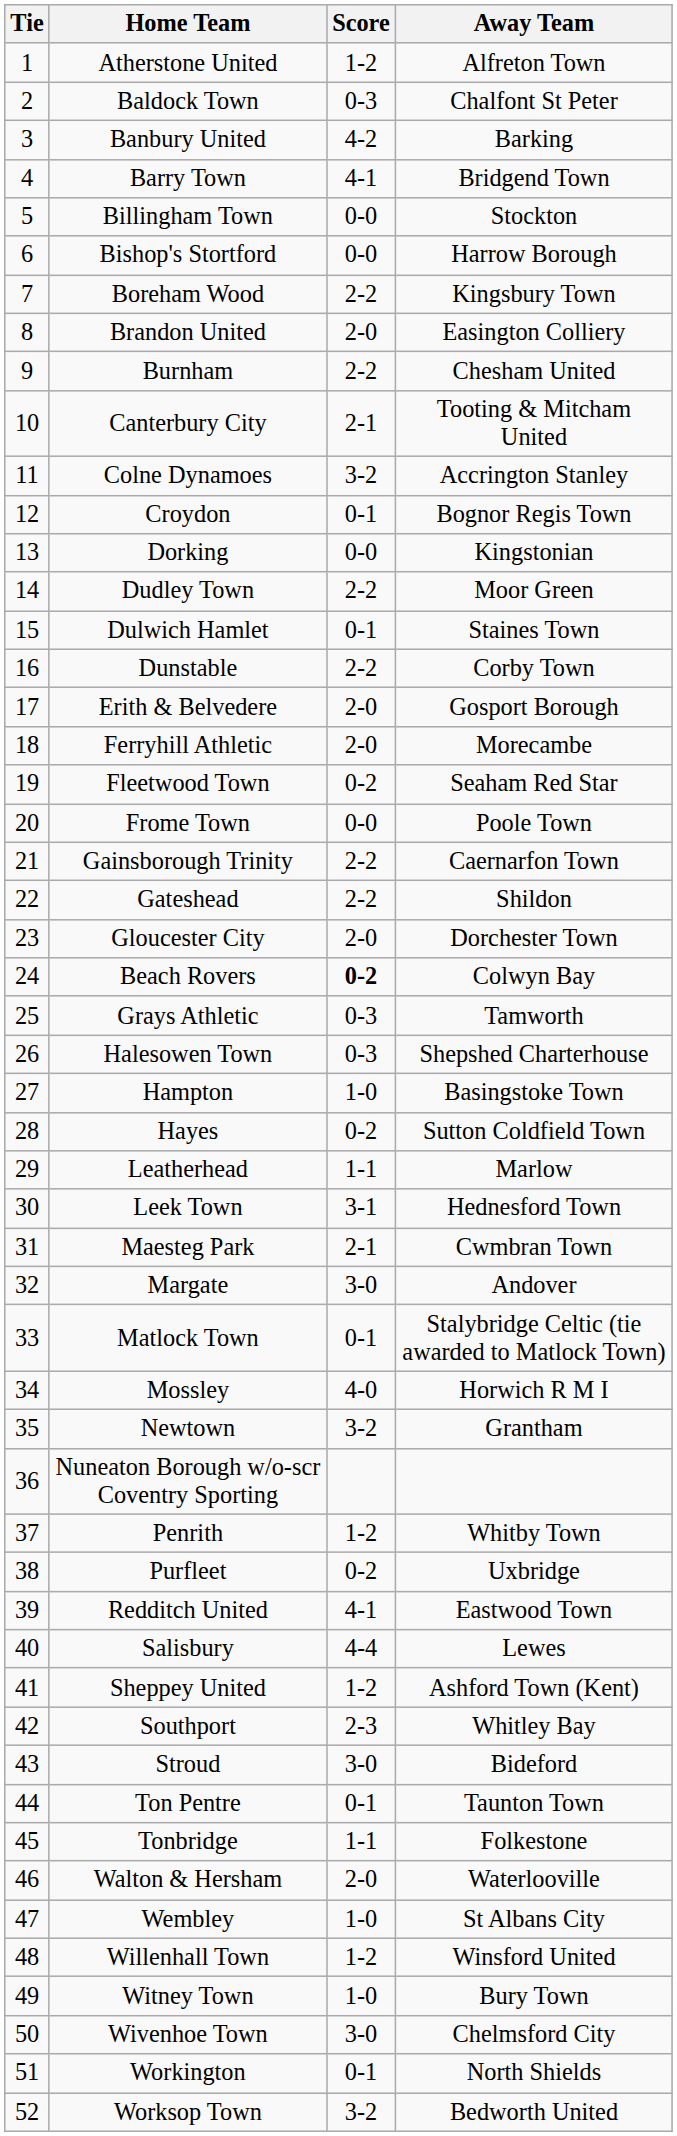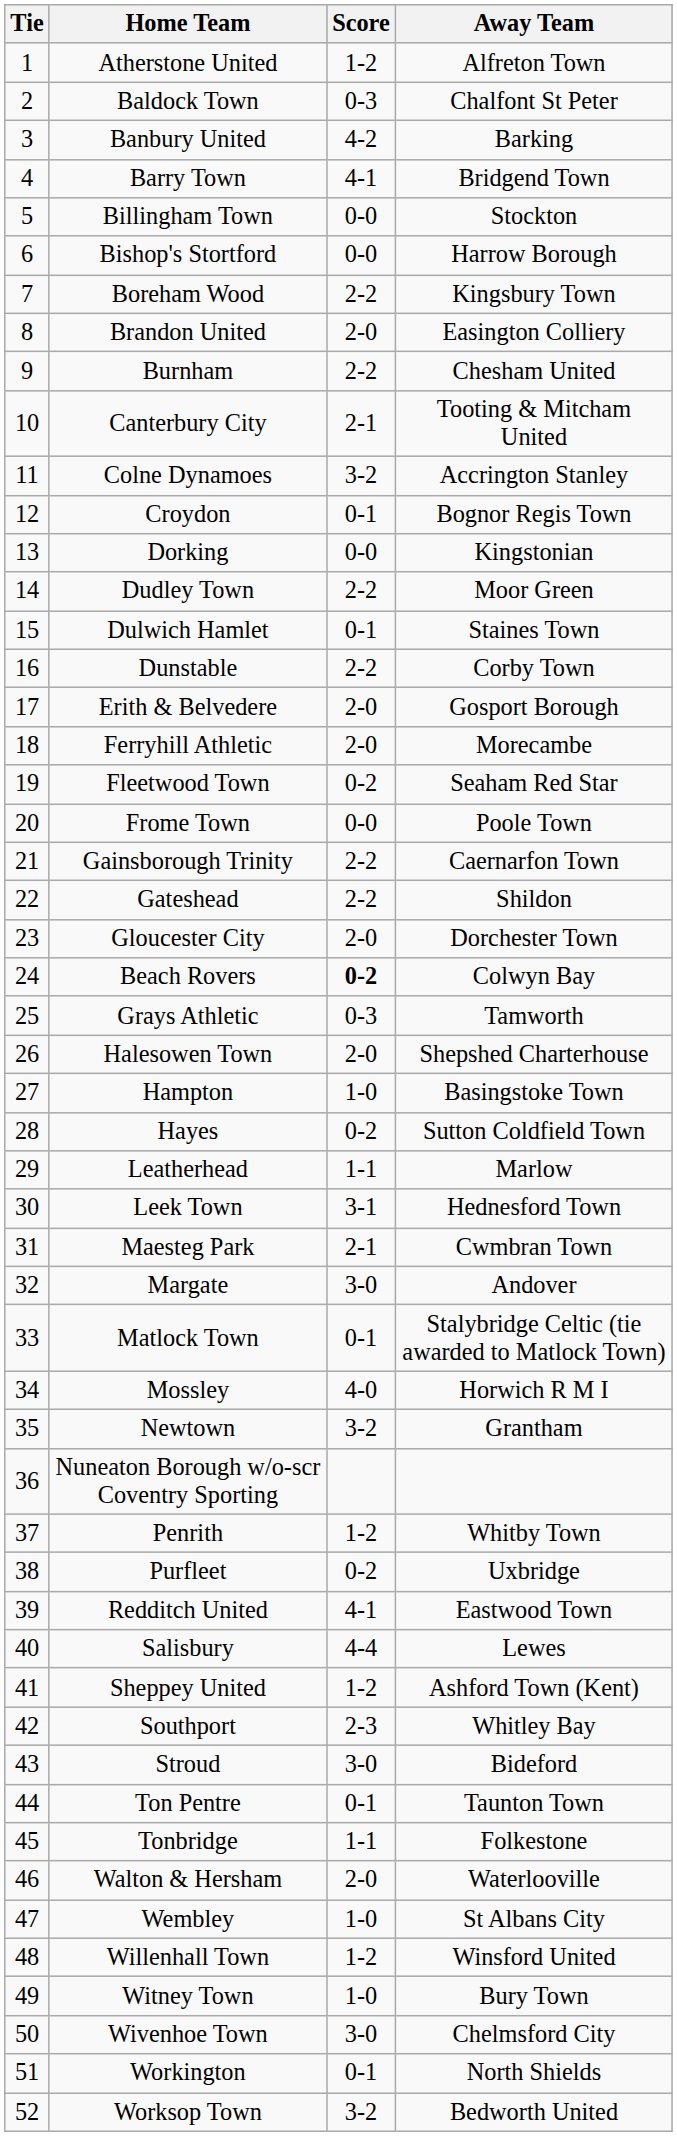(361, 1053) 0-3 -> (361, 1053) 2-0
